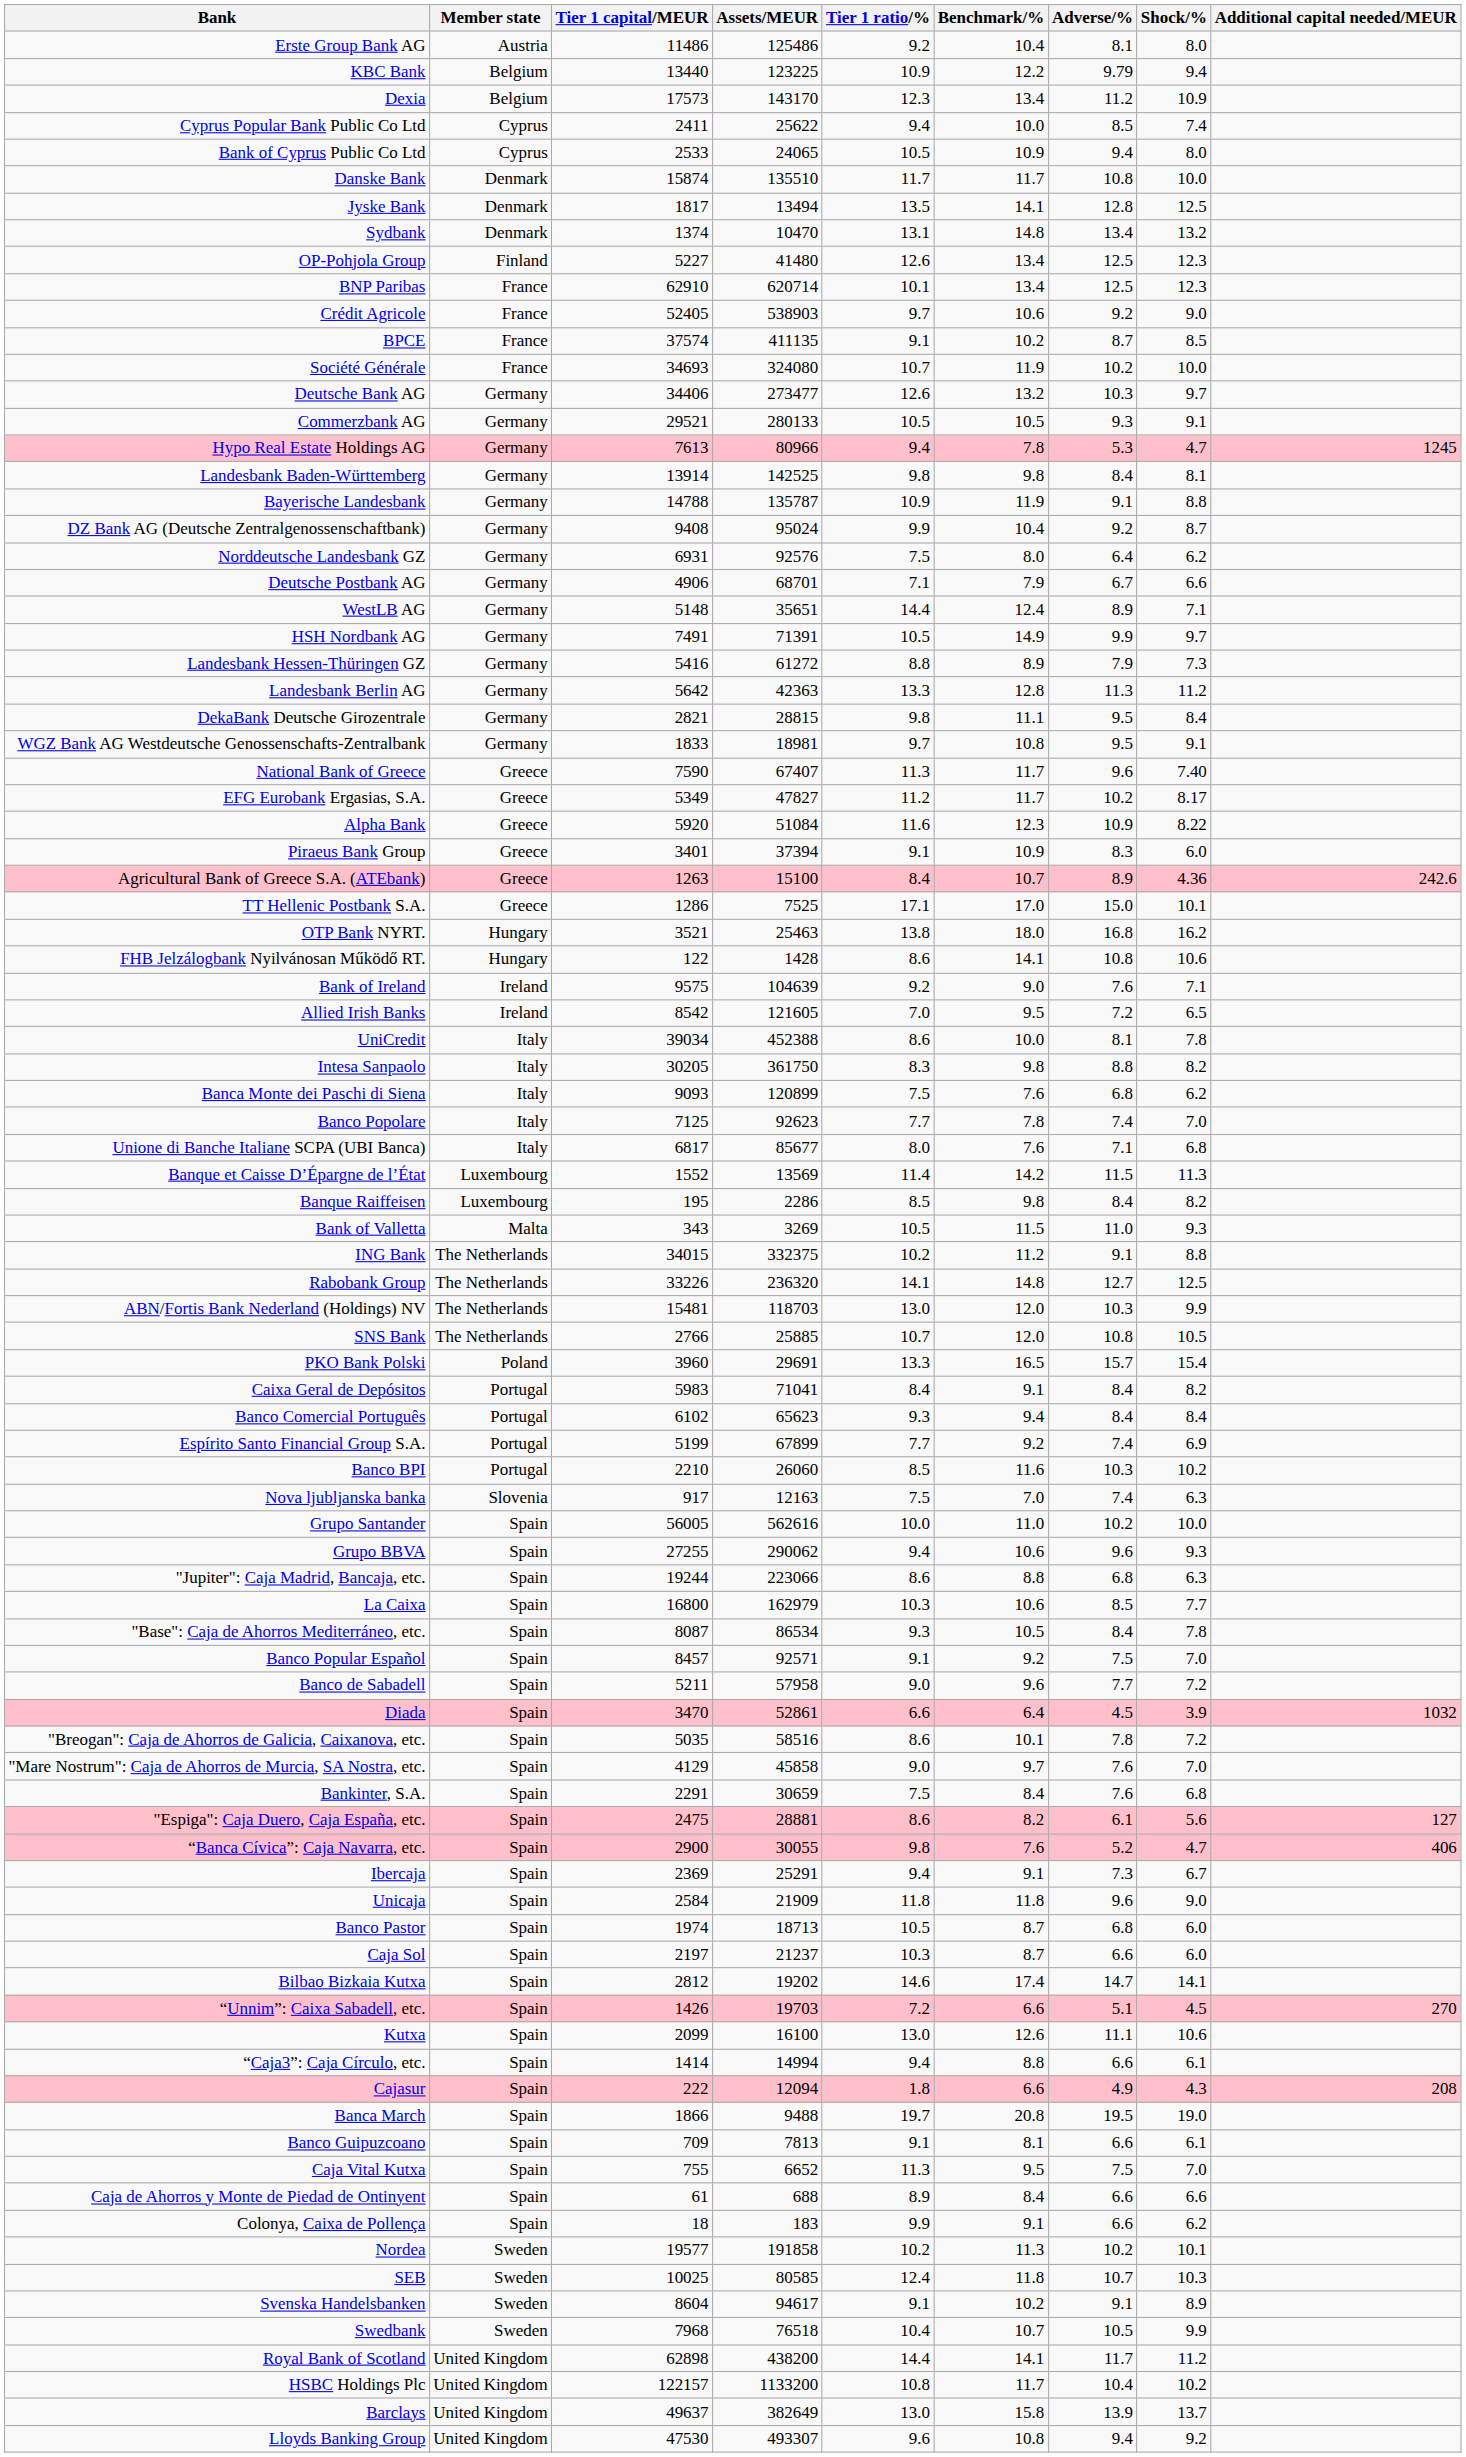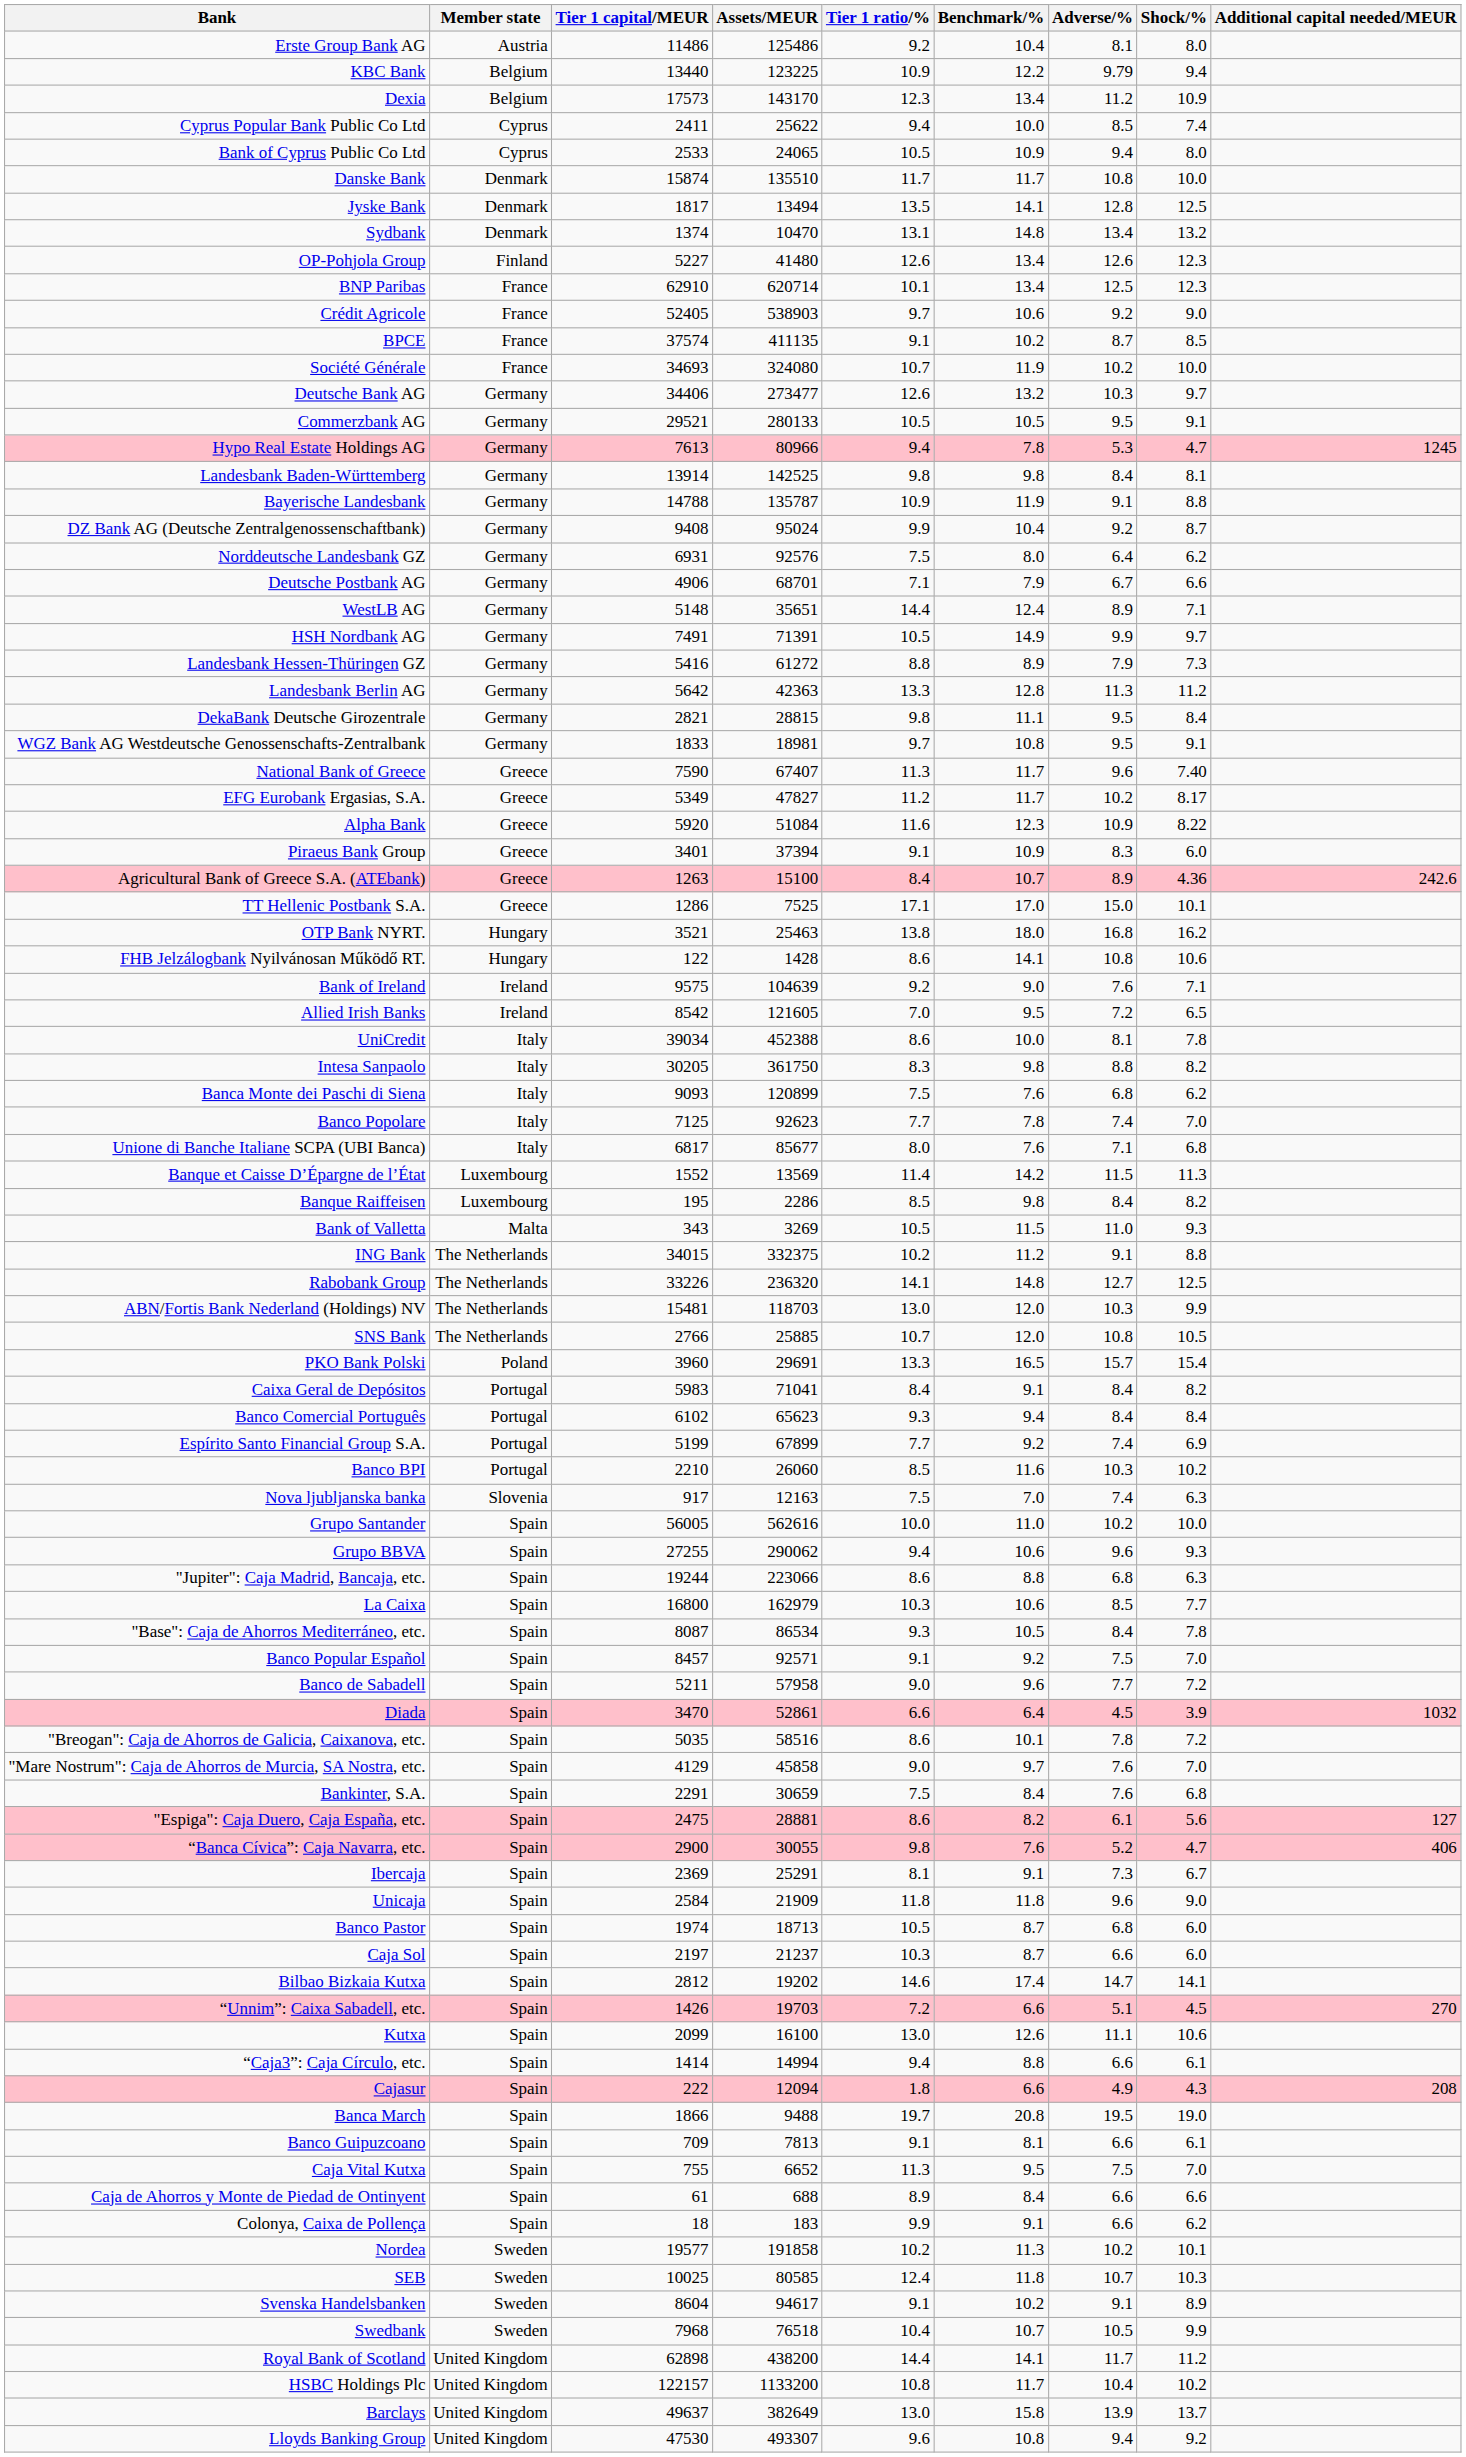(1118, 260) 12.5 -> (1118, 260) 12.6
(1122, 421) 9.3 -> (1122, 421) 9.5
(919, 1873) 9.4 -> (919, 1873) 8.1
